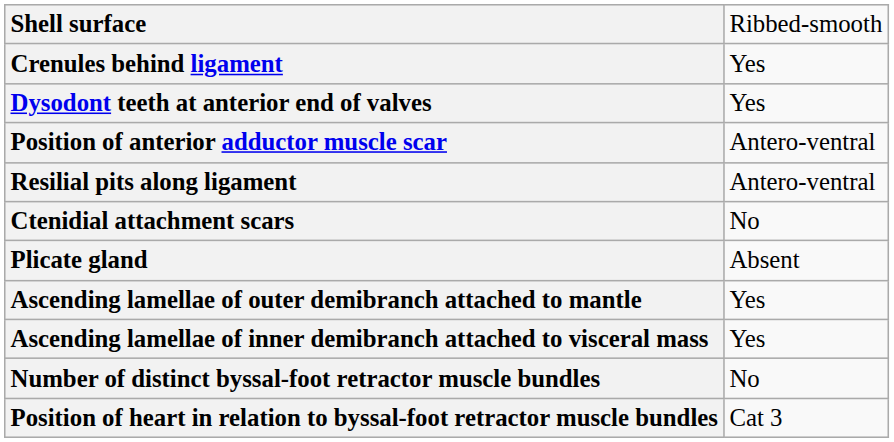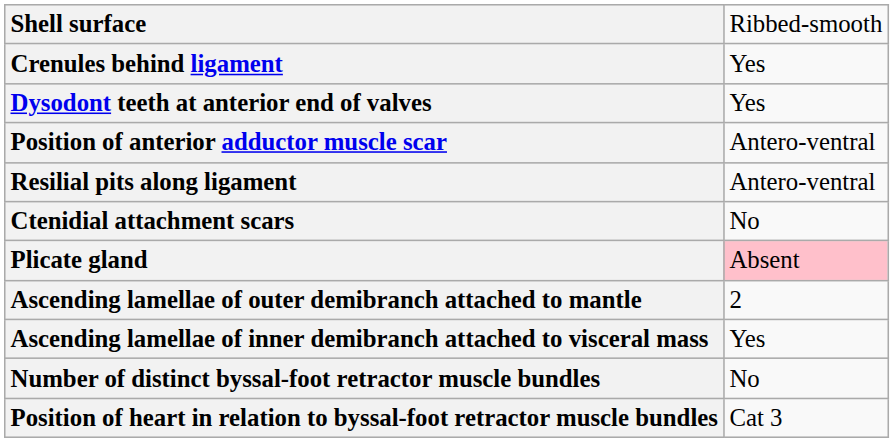(765, 260) no background -> (765, 260) pink background
(747, 299) Yes -> (736, 299) 2
